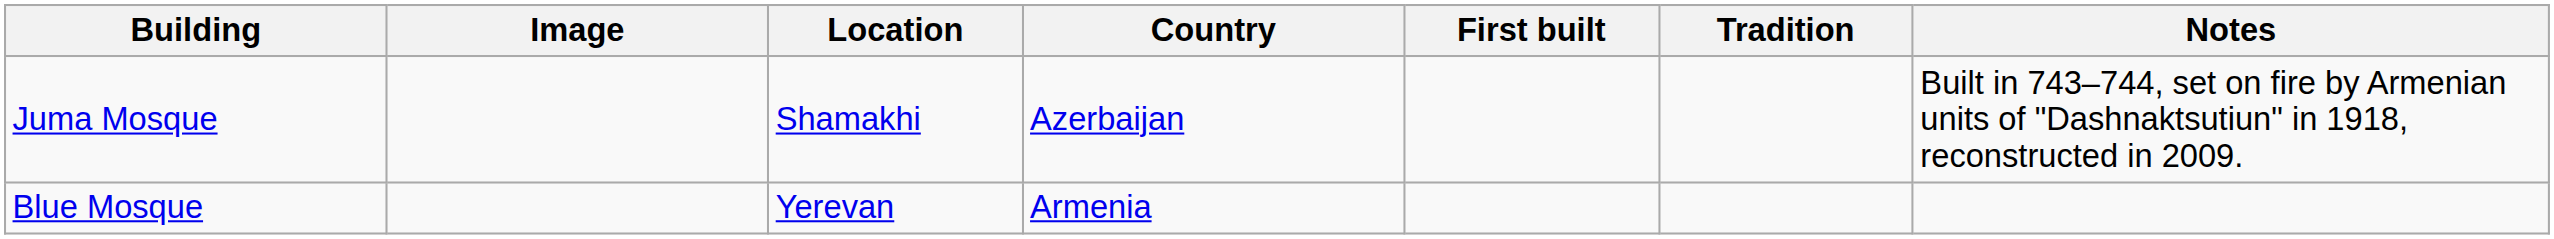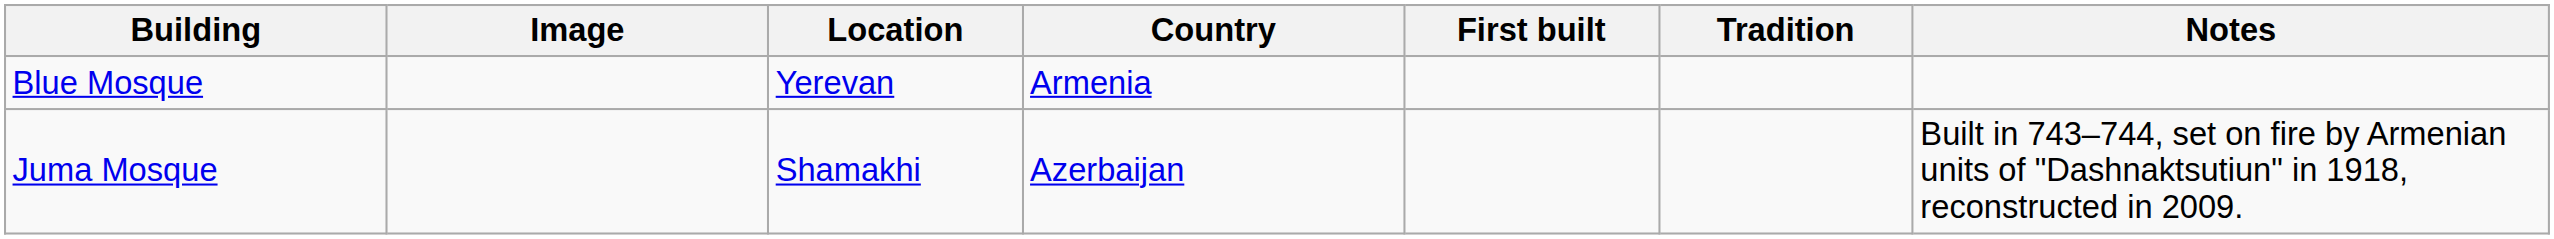rows swapped: (115, 118) <-> (108, 207)
